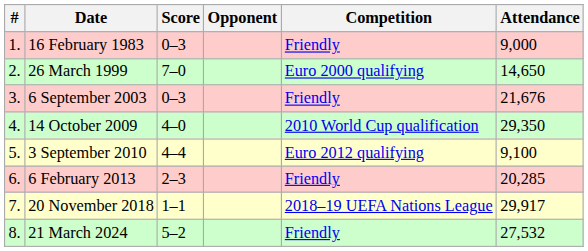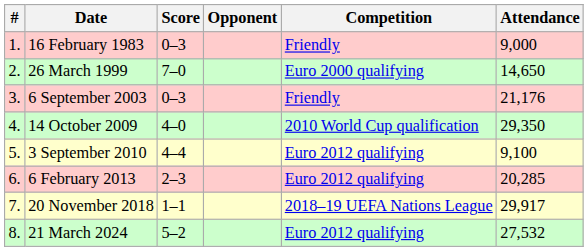(523, 98) 21,676 -> (523, 98) 21,176
(312, 179) Friendly -> (354, 179) Euro 2012 qualifying
(312, 233) Friendly -> (354, 233) Euro 2012 qualifying
